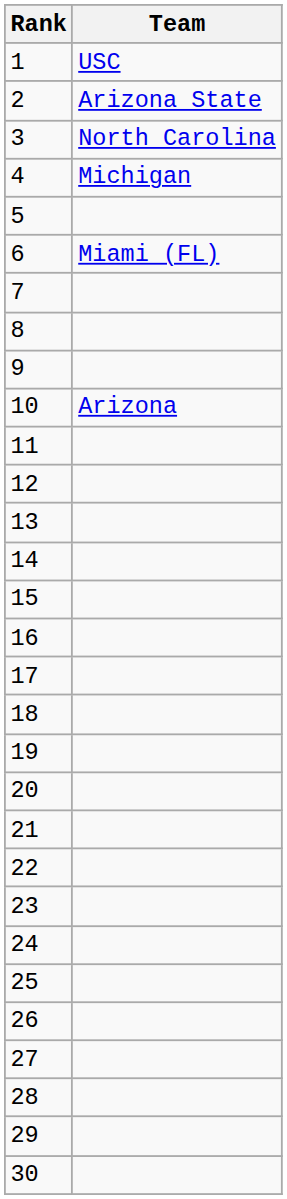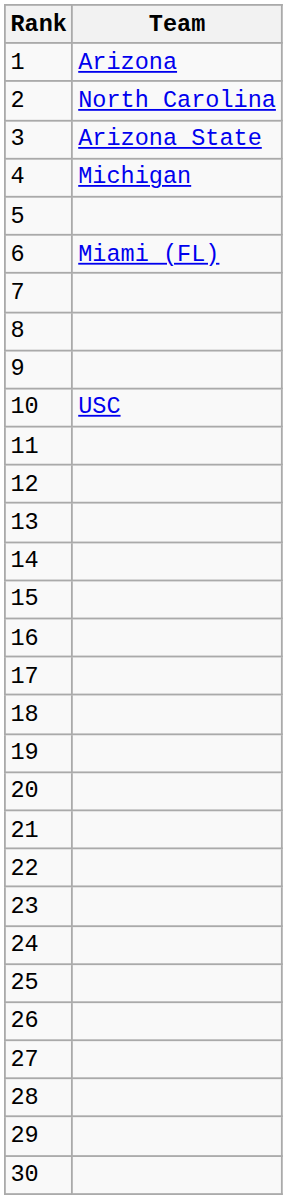(99, 62) USC -> (128, 62) Arizona
(170, 101) Arizona State -> (177, 101) North Carolina
(177, 139) North Carolina -> (170, 139) Arizona State
(128, 408) Arizona -> (99, 408) USC
